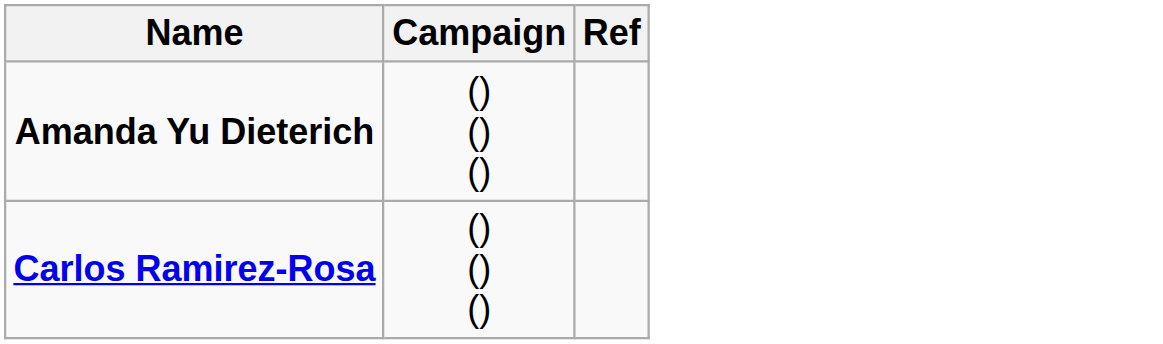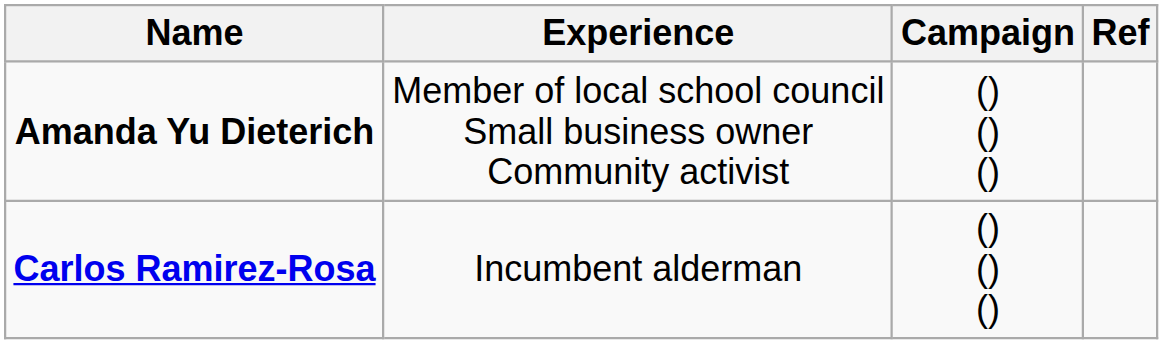+ column: (638, 33)
